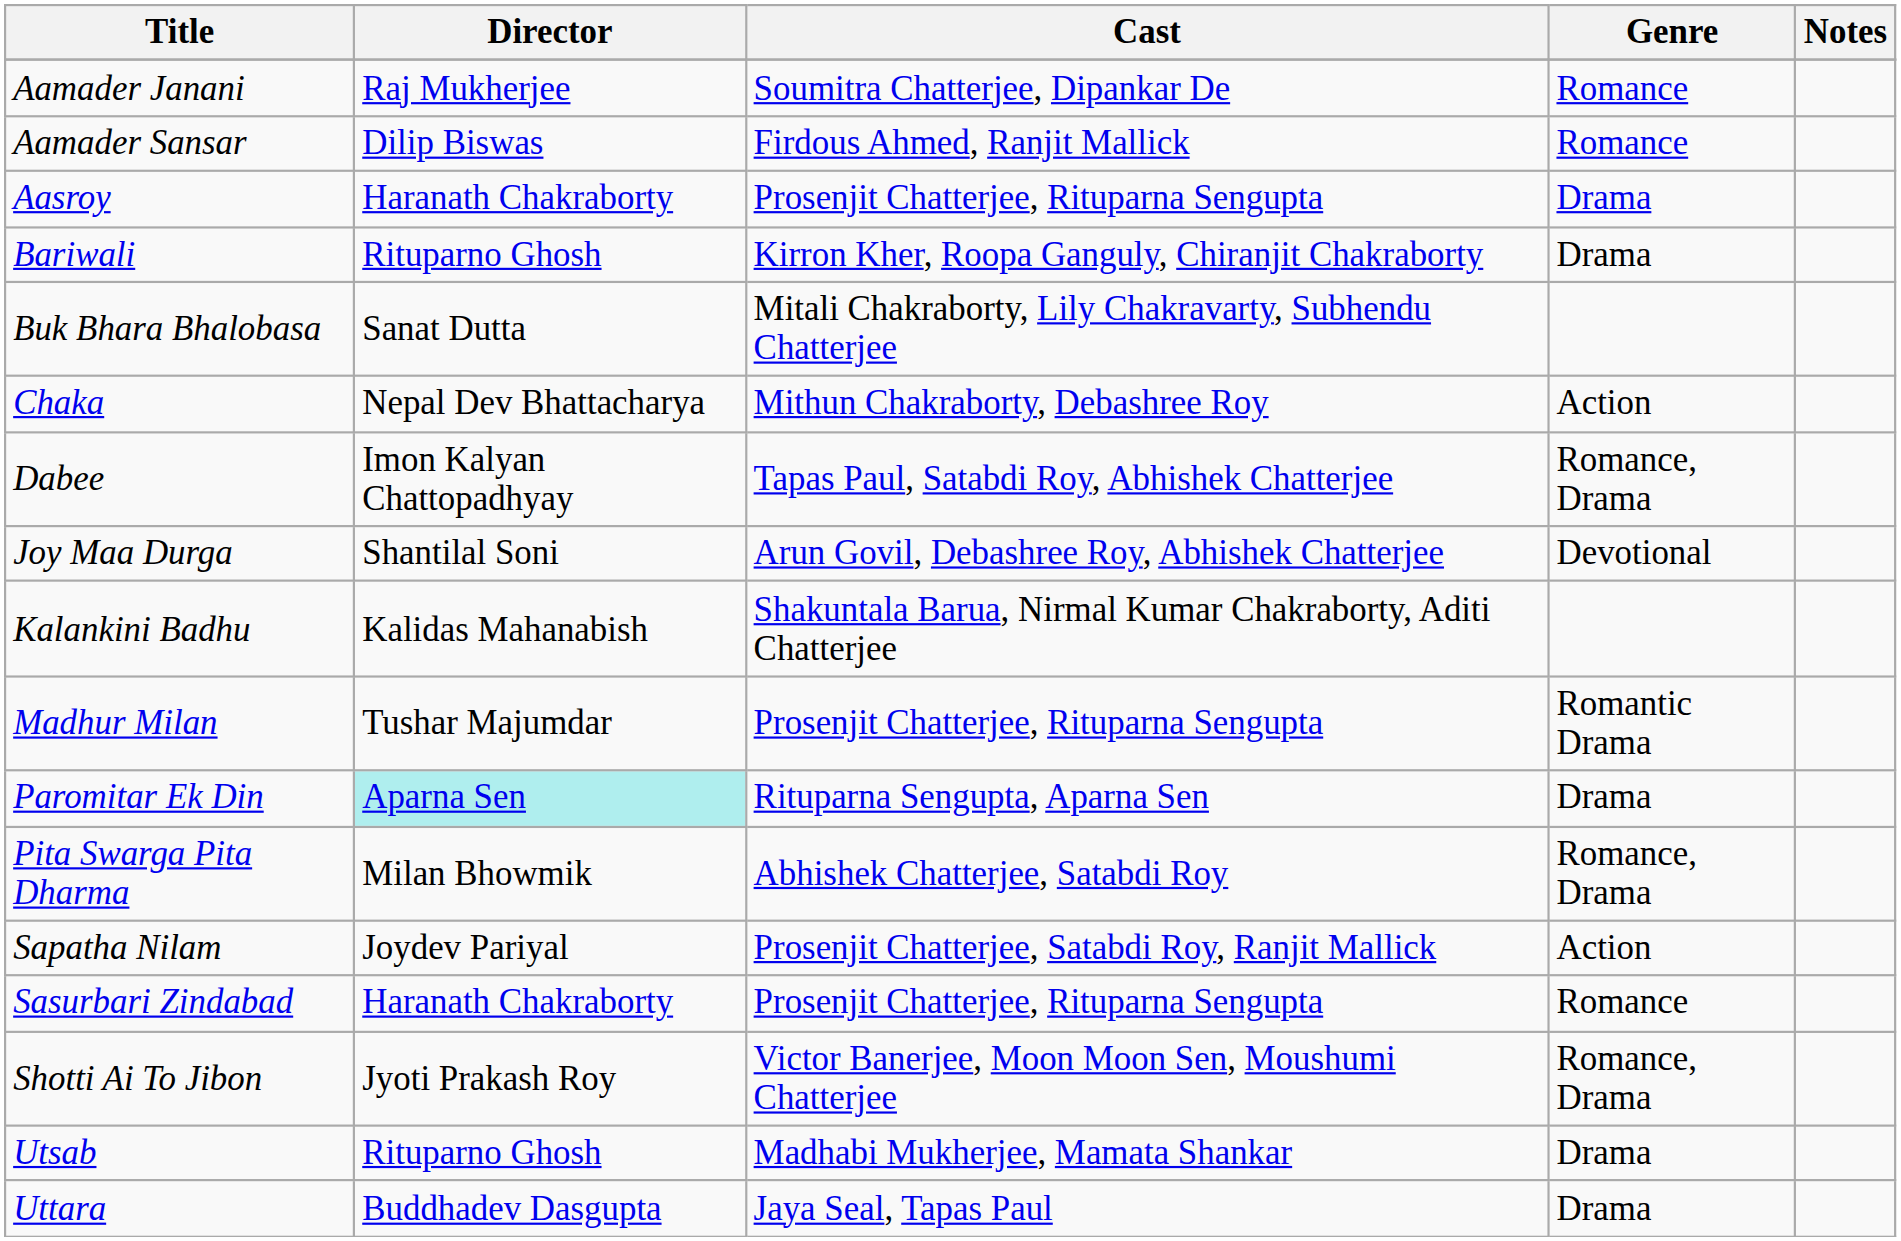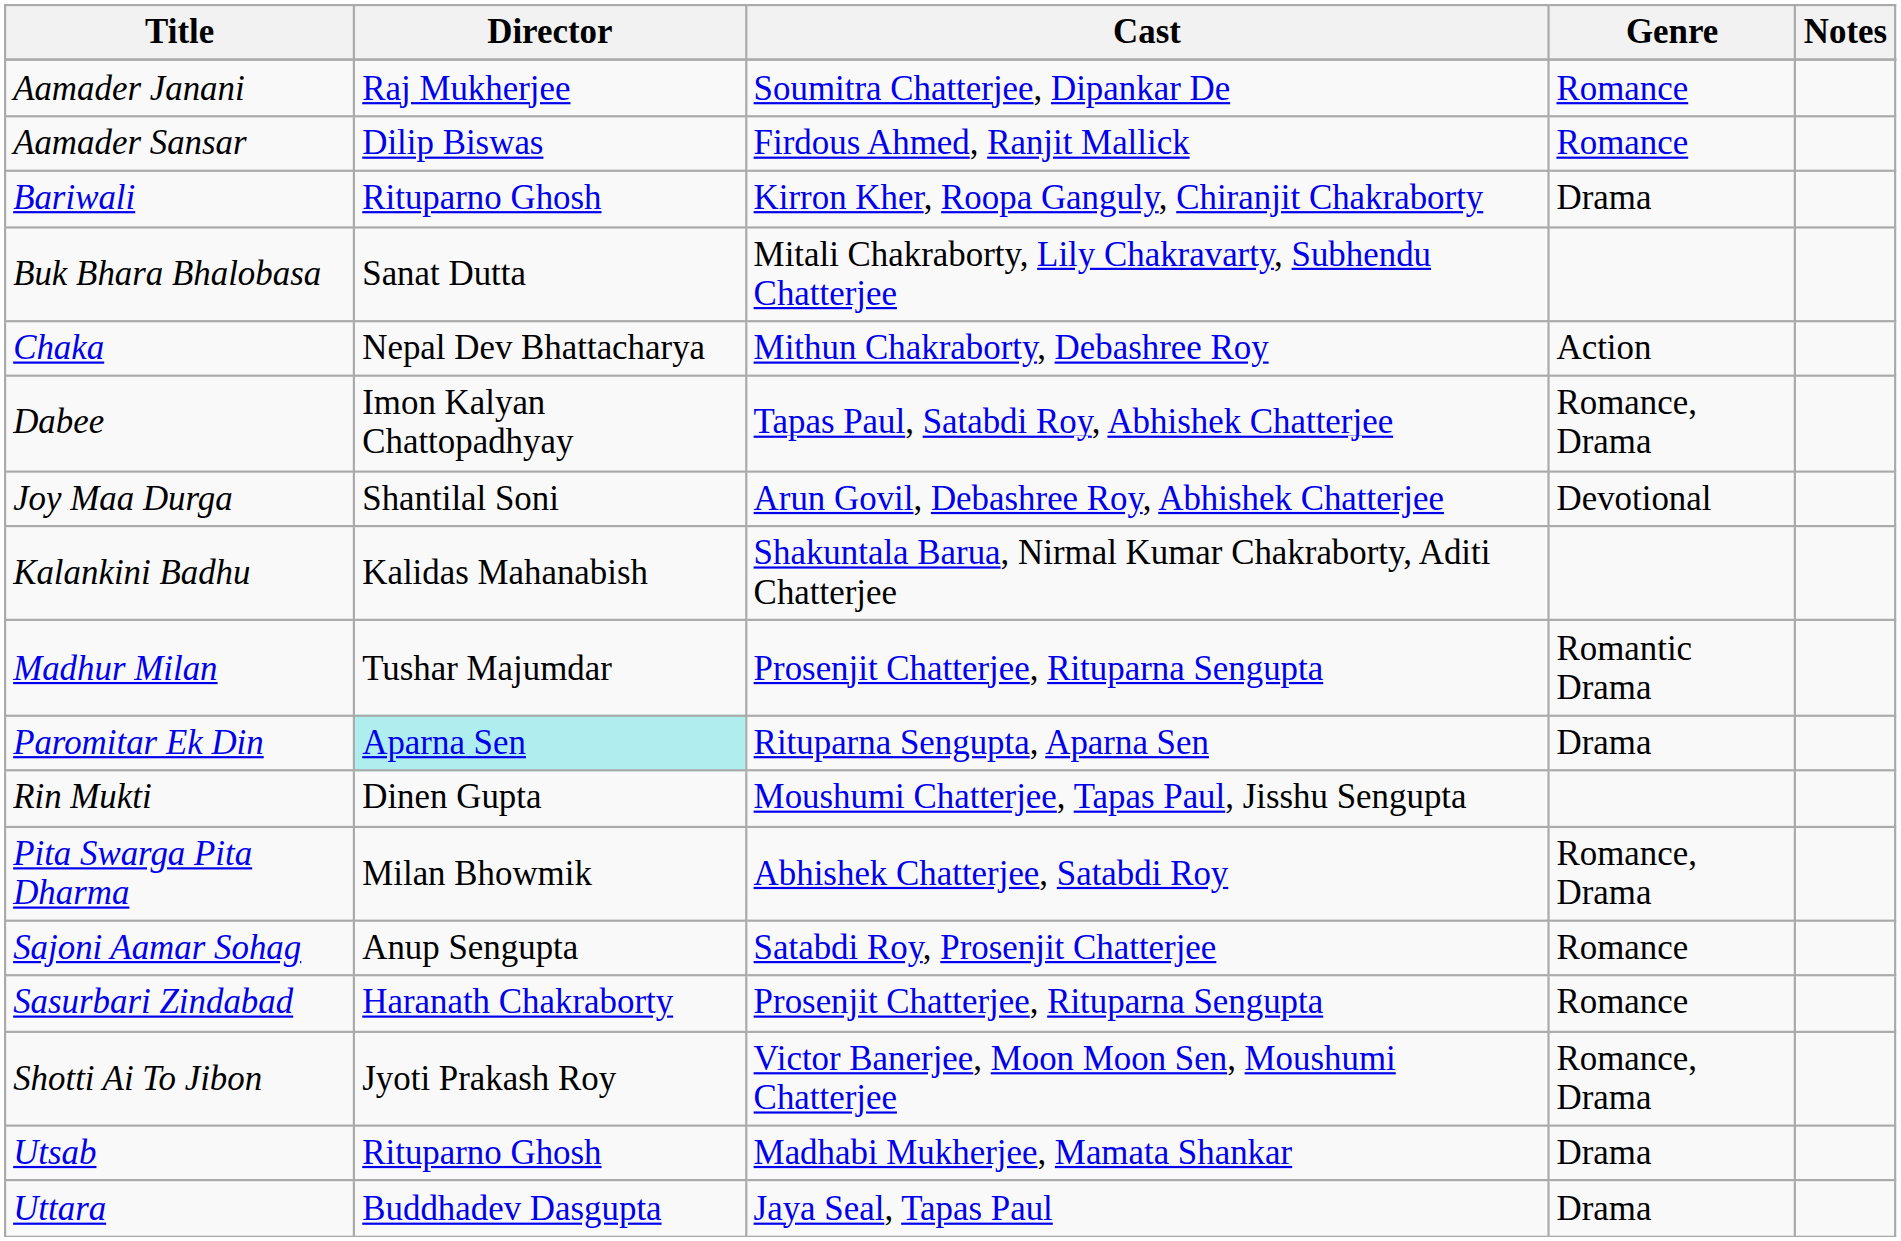- row: (62, 198)
+ row: (82, 797)
+ row: (157, 947)
- row: (117, 947)
